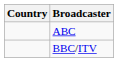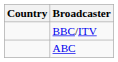rows swapped: (75, 48) <-> (64, 31)
